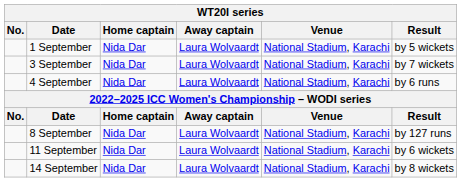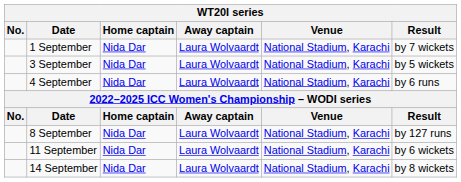(424, 47) by 5 wickets -> (424, 47) by 7 wickets
(424, 64) by 7 wickets -> (424, 64) by 5 wickets
